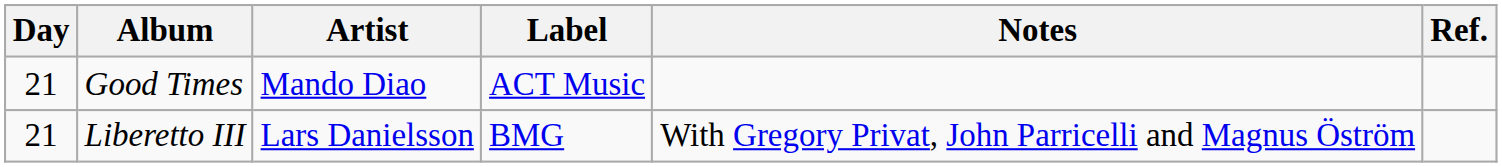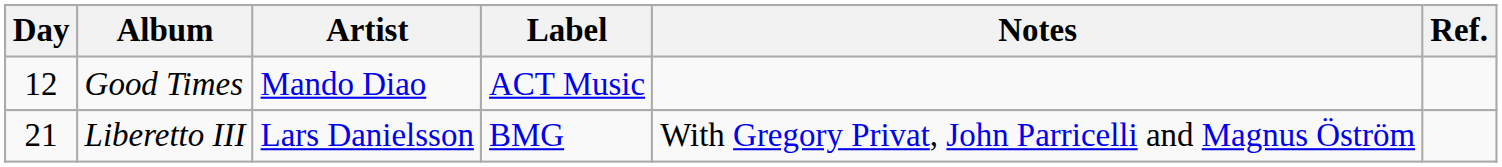(41, 82) 21 -> (41, 82) 12
